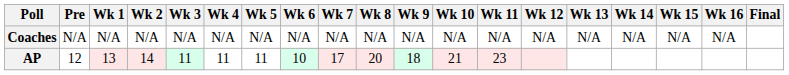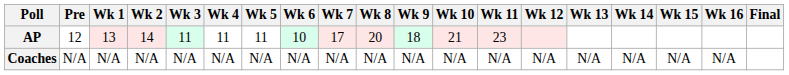rows swapped: (32, 59) <-> (32, 37)
